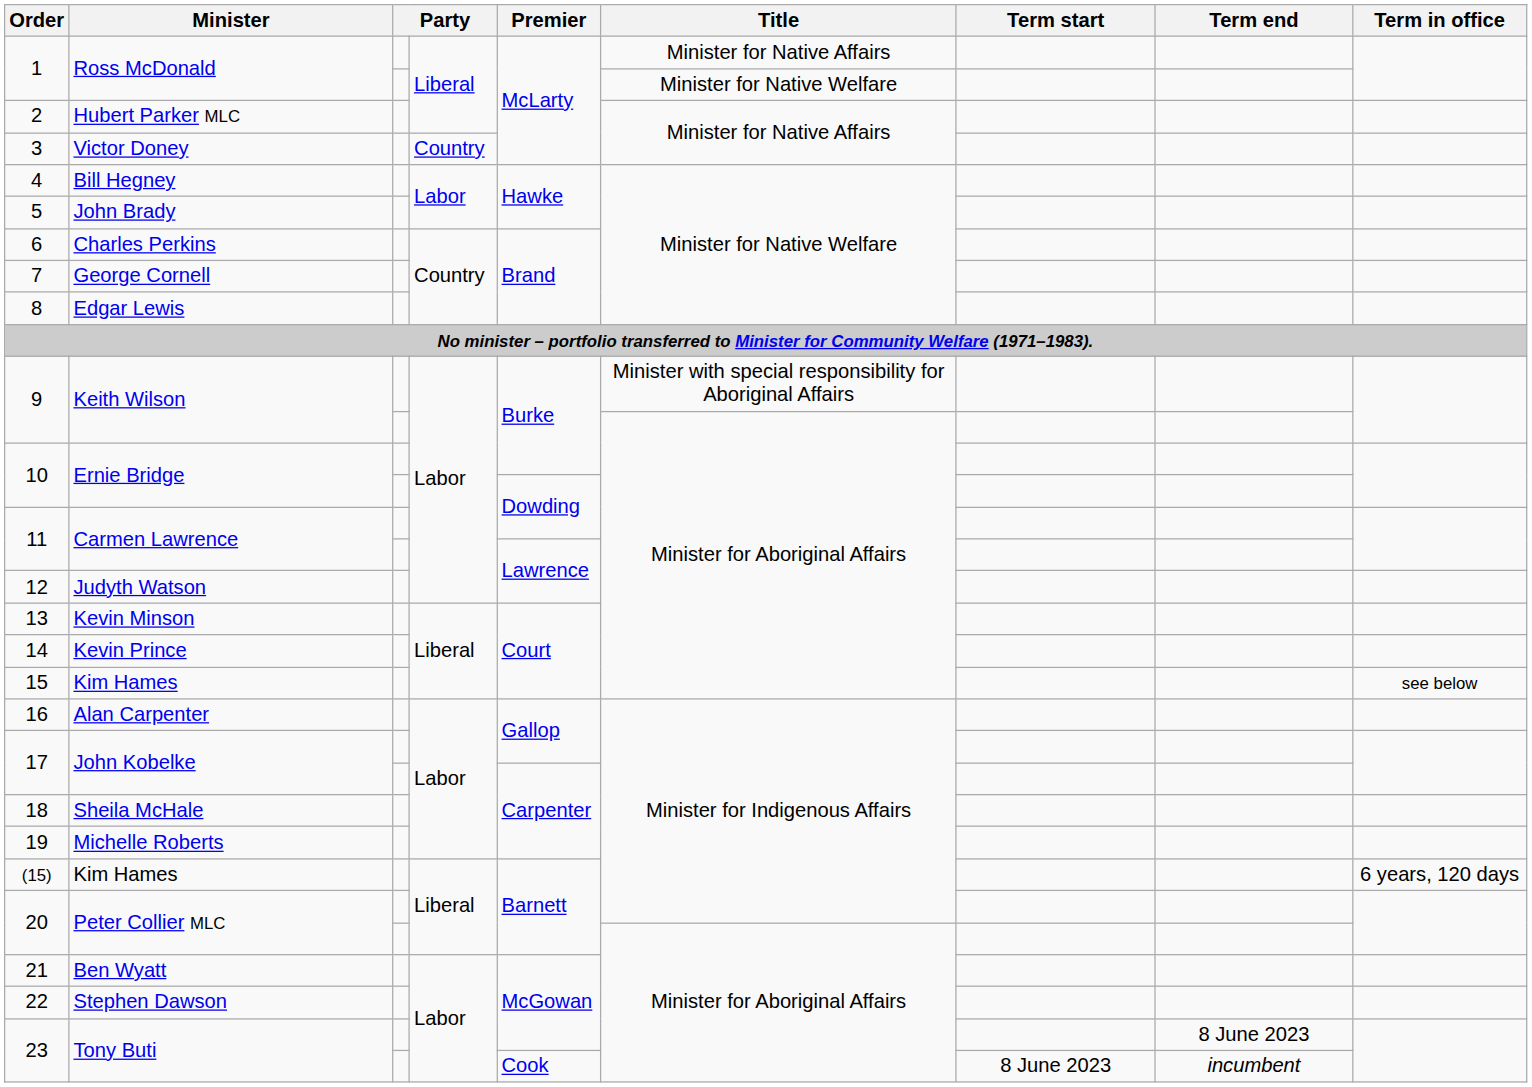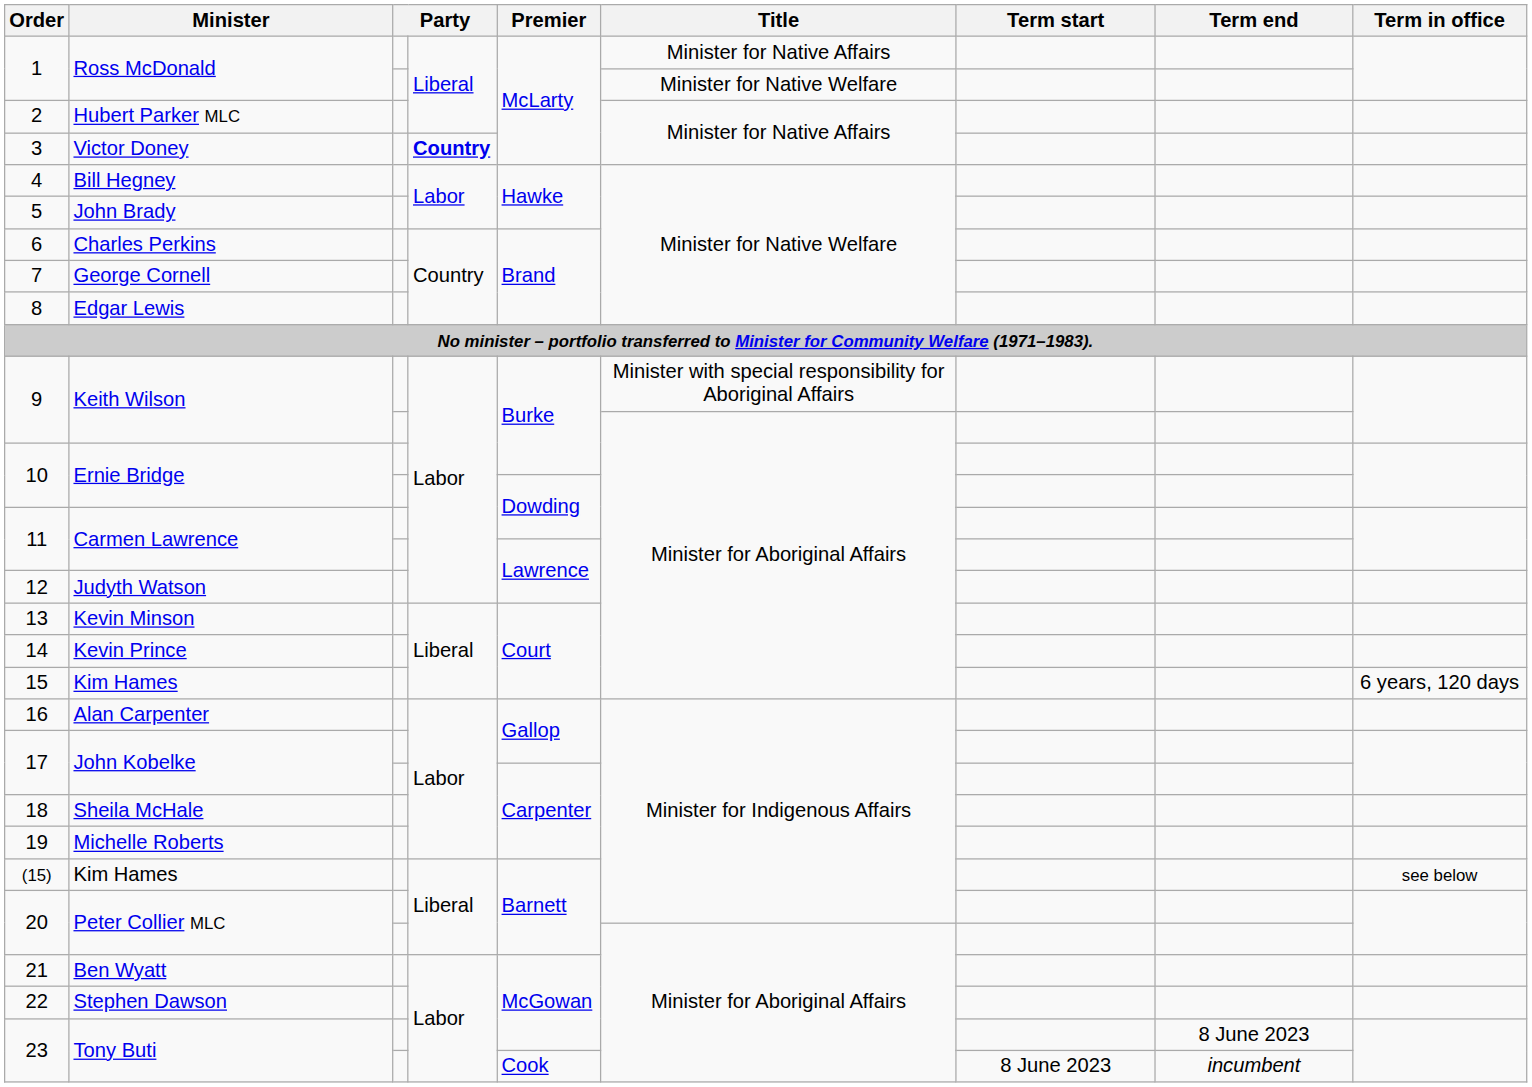(449, 148) normal -> (452, 148) bold
(1440, 683) see below -> (1440, 682) 6 years, 120 days
(1440, 874) 6 years, 120 days -> (1440, 875) see below
